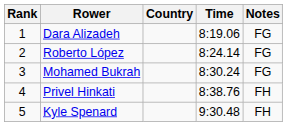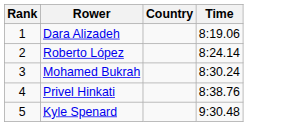- column: (263, 14)
